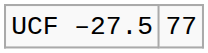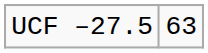(181, 26) 77 -> (181, 26) 63
